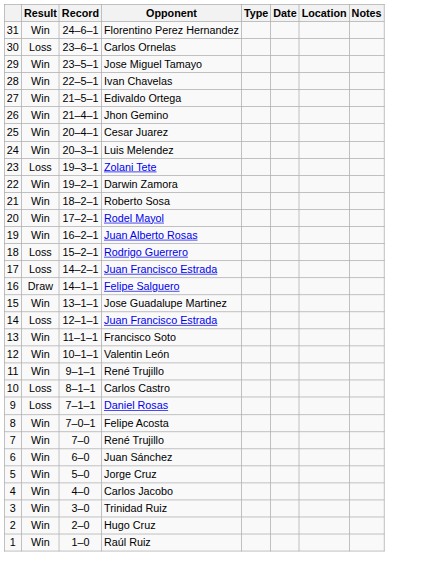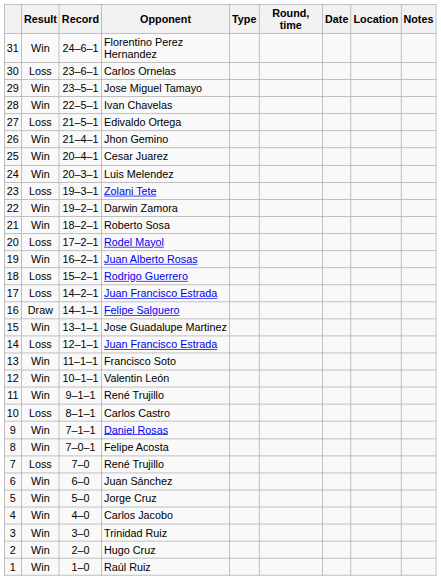+ column: (291, 19)
(40, 99) Win -> (40, 123) Loss
(40, 218) Win -> (40, 242) Loss
(40, 406) Loss -> (40, 430) Win
(40, 440) Win -> (40, 464) Loss
